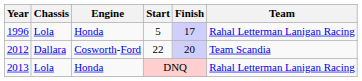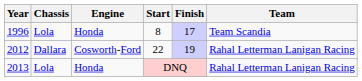(158, 31) 5 -> (158, 31) 8
(282, 31) Rahal Letterman Lanigan Racing -> (240, 31) Team Scandia
(190, 49) 20 -> (190, 49) 19
(240, 49) Team Scandia -> (282, 49) Rahal Letterman Lanigan Racing
